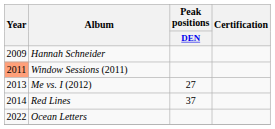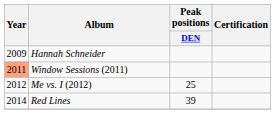(17, 85) 2013 -> (17, 85) 2012
(191, 85) 27 -> (191, 85) 25
(191, 101) 37 -> (191, 101) 39
- row: (59, 116)
